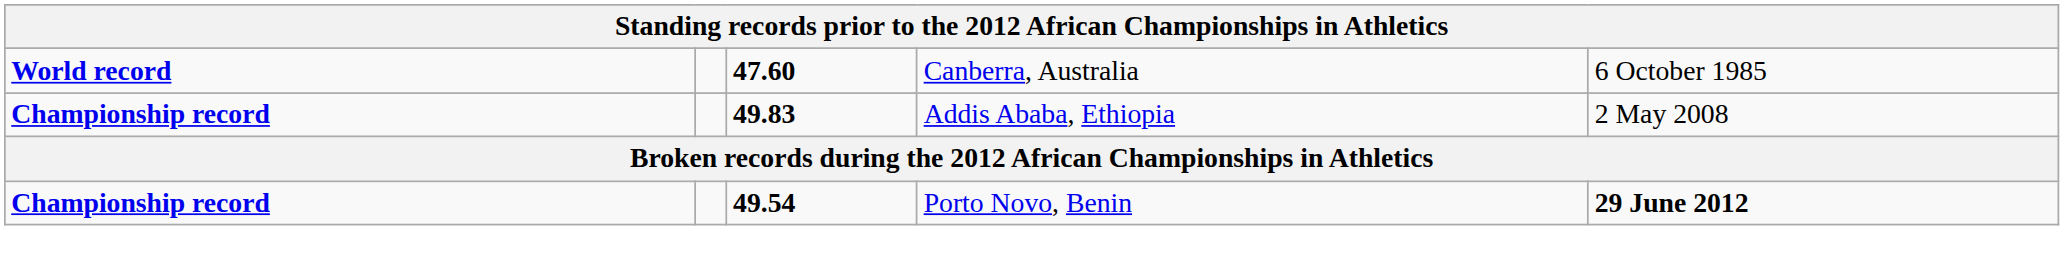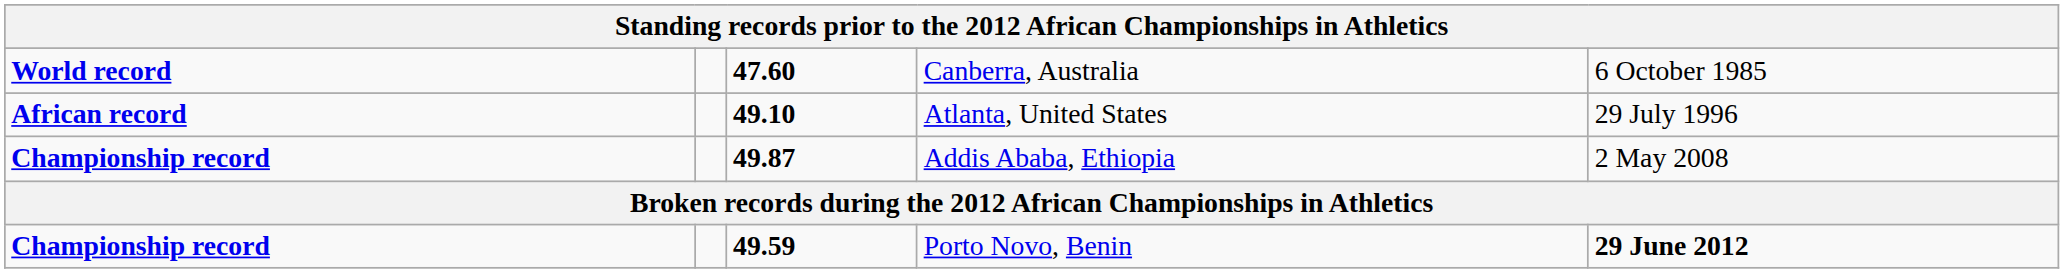+ row: (1046, 114)
(764, 114) 49.83 -> (764, 158) 49.87
(764, 202) 49.54 -> (764, 245) 49.59
